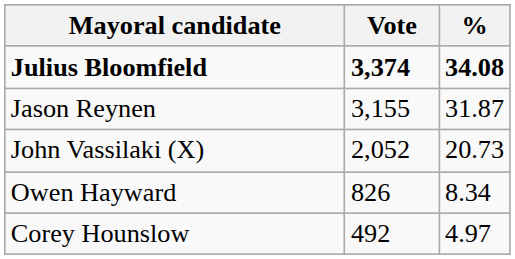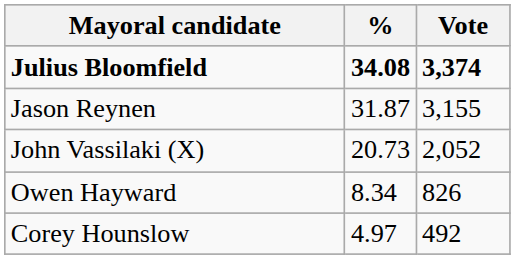columns swapped: (392, 25) <-> (475, 25)
